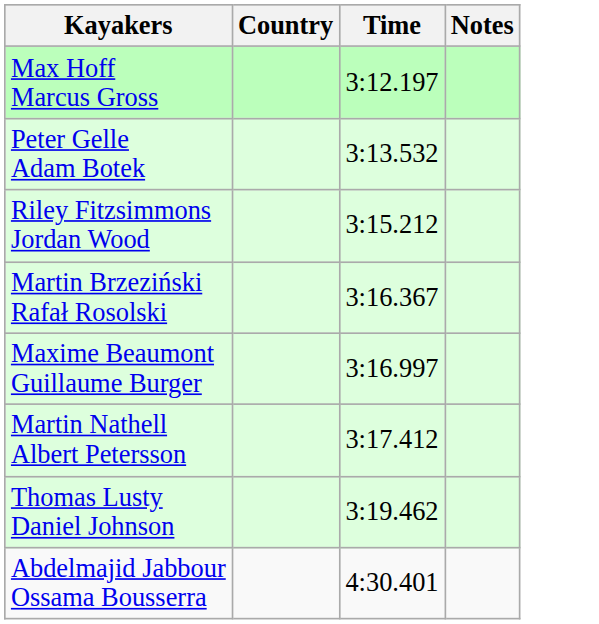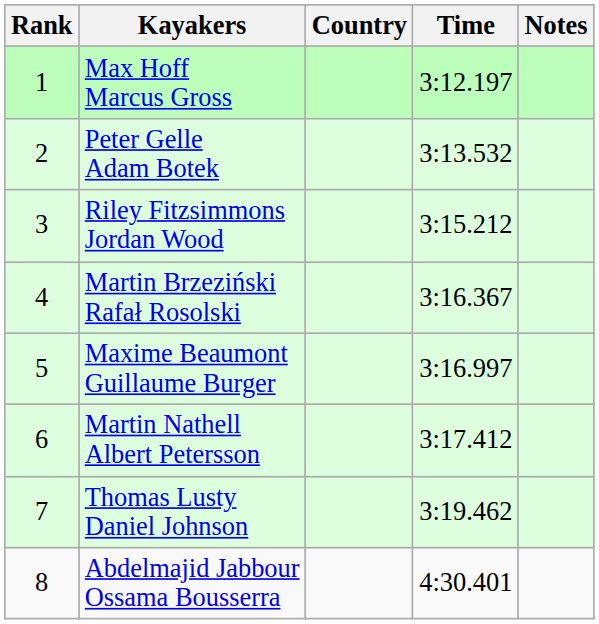+ column: (42, 25)
